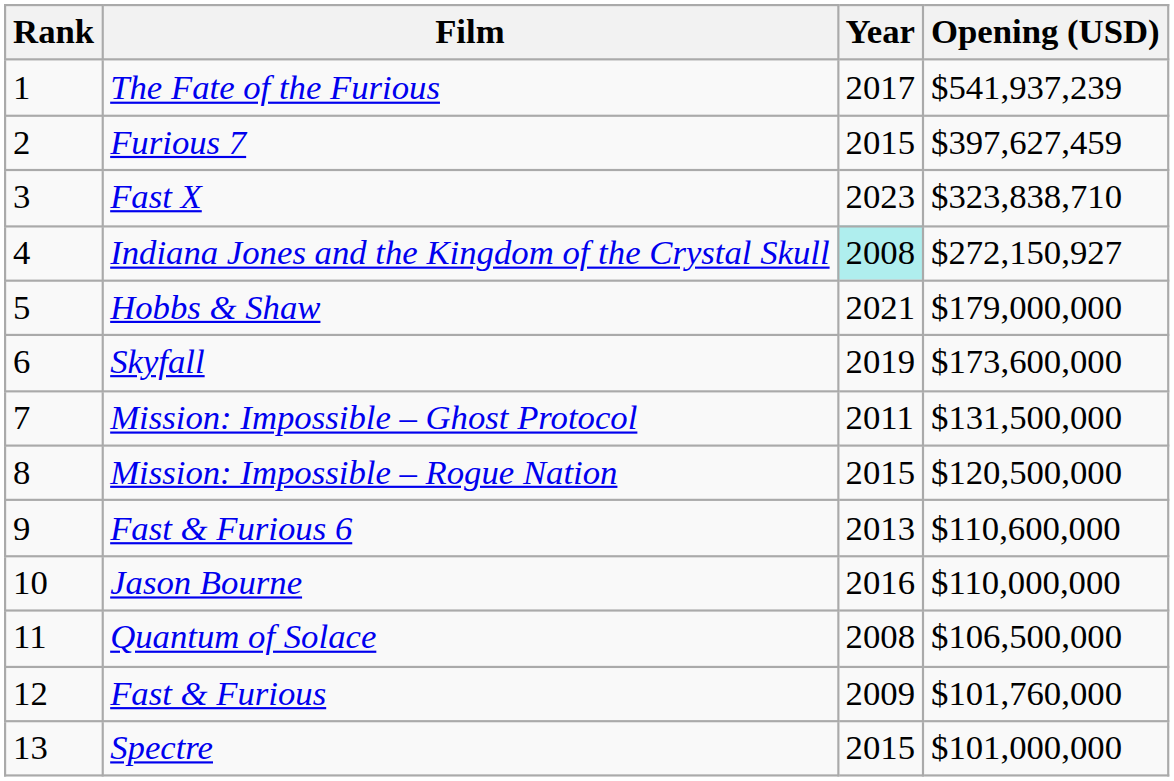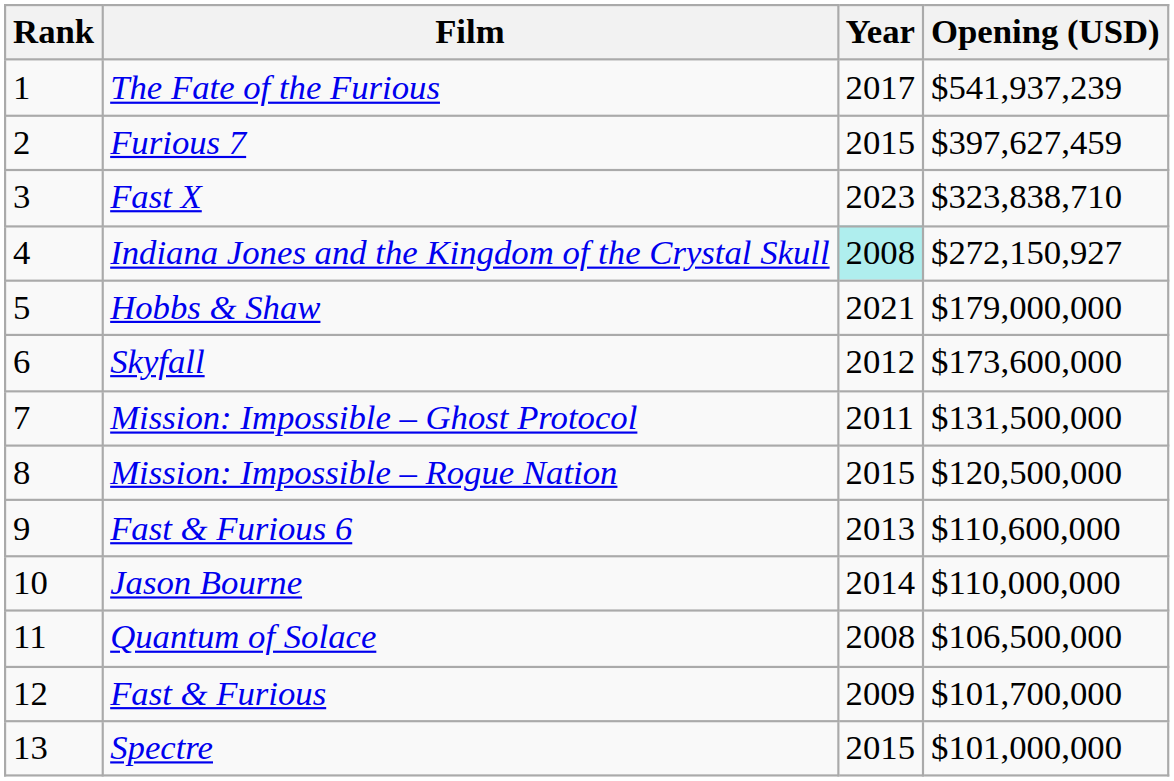(880, 362) 2019 -> (880, 362) 2012
(880, 582) 2016 -> (880, 582) 2014
(1027, 692) $101,760,000 -> (1027, 692) $101,700,000
